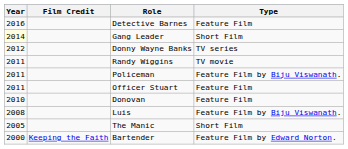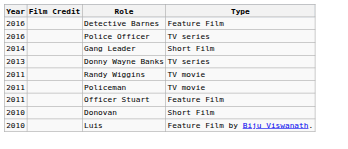+ row: (117, 36)
(16, 36) lightyellow background -> (16, 49) no background
(16, 49) 2012 -> (16, 62) 2013
(269, 74) Feature Film by Biju Viswanath. -> (186, 87) TV movie
(224, 100) Feature Film -> (191, 112) Short Film
(16, 112) 2008 -> (16, 125) 2010
- row: (133, 125)
- row: (133, 138)
